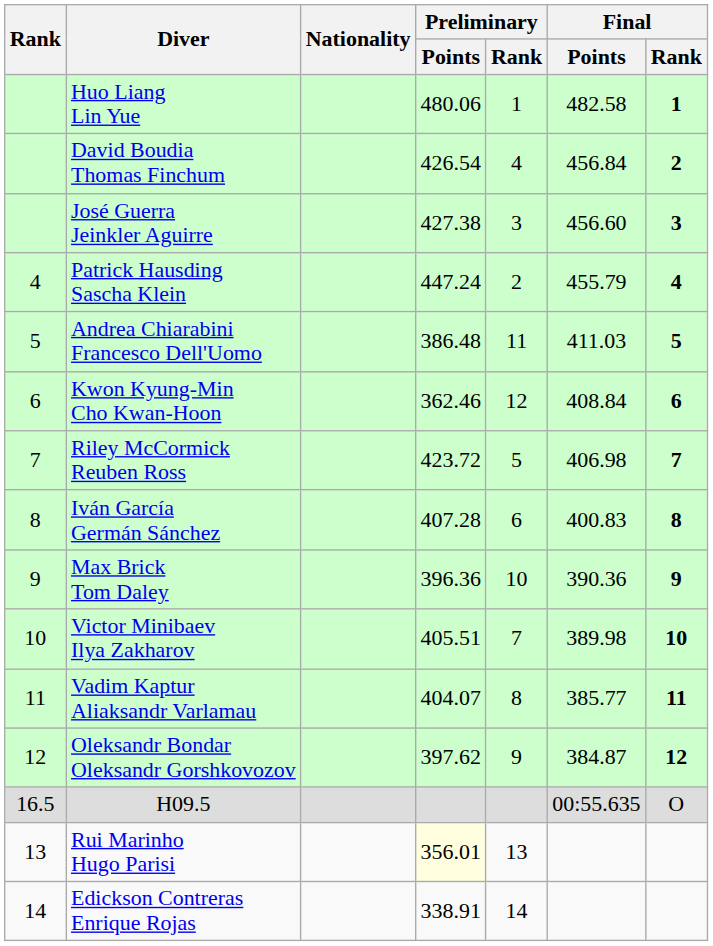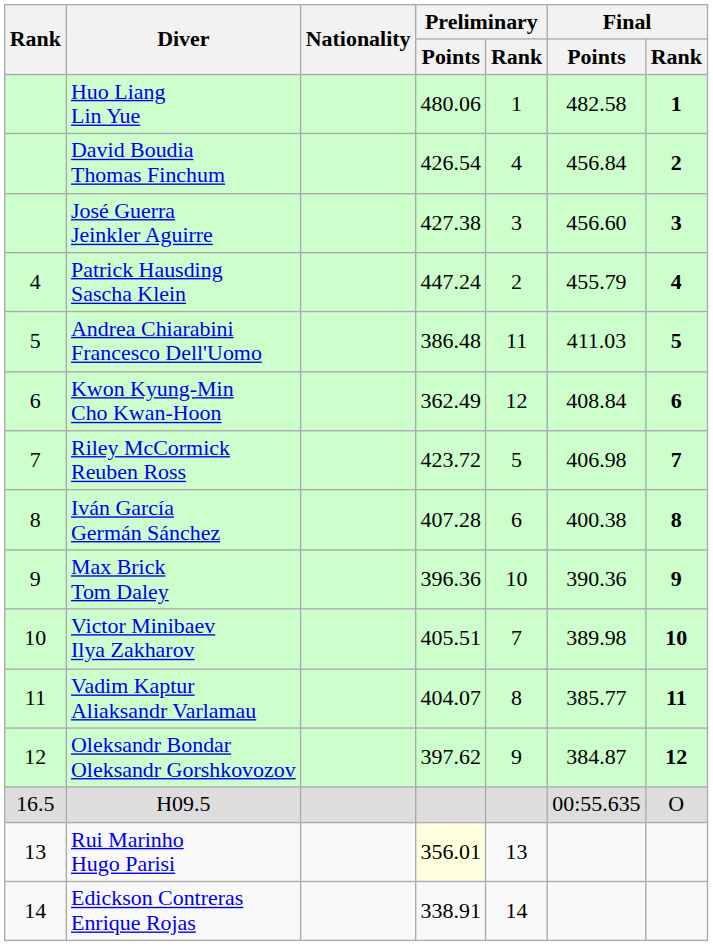(451, 400) 362.46 -> (451, 400) 362.49
(596, 519) 400.83 -> (596, 519) 400.38
